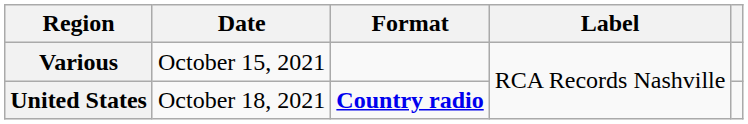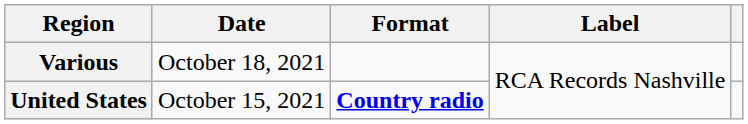(242, 61) October 15, 2021 -> (242, 61) October 18, 2021
(242, 99) October 18, 2021 -> (242, 99) October 15, 2021
